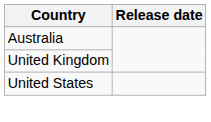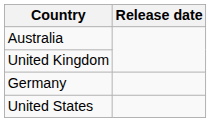+ row: (37, 83)
